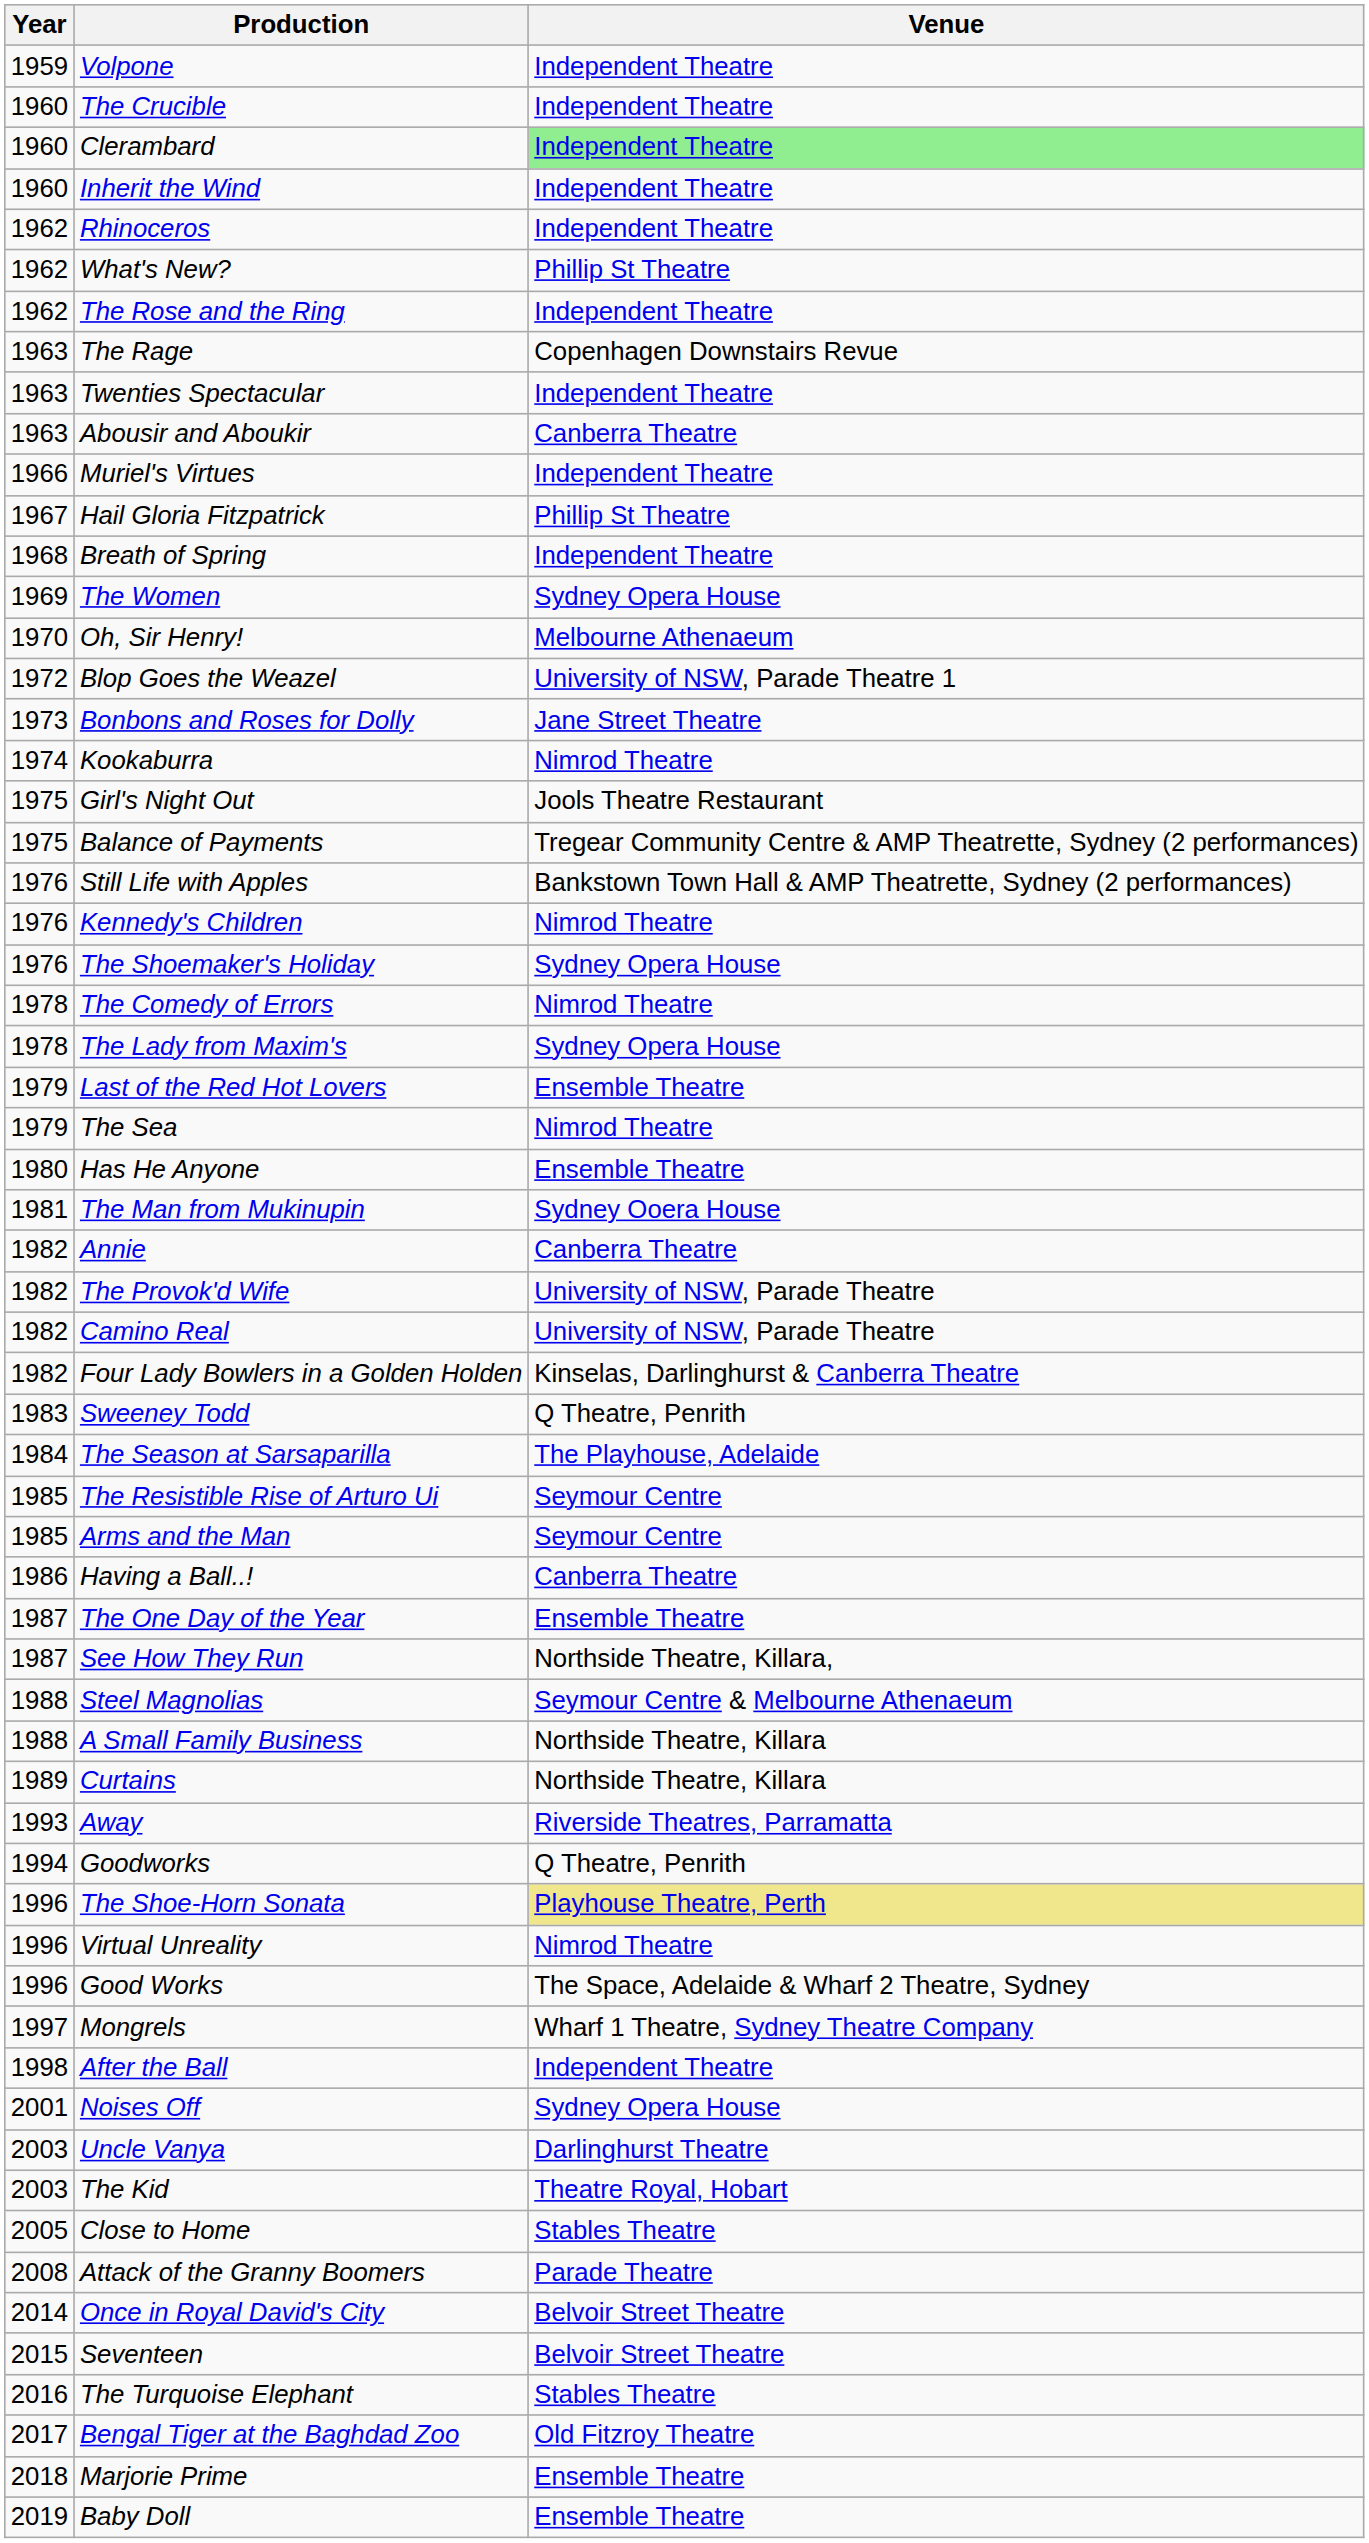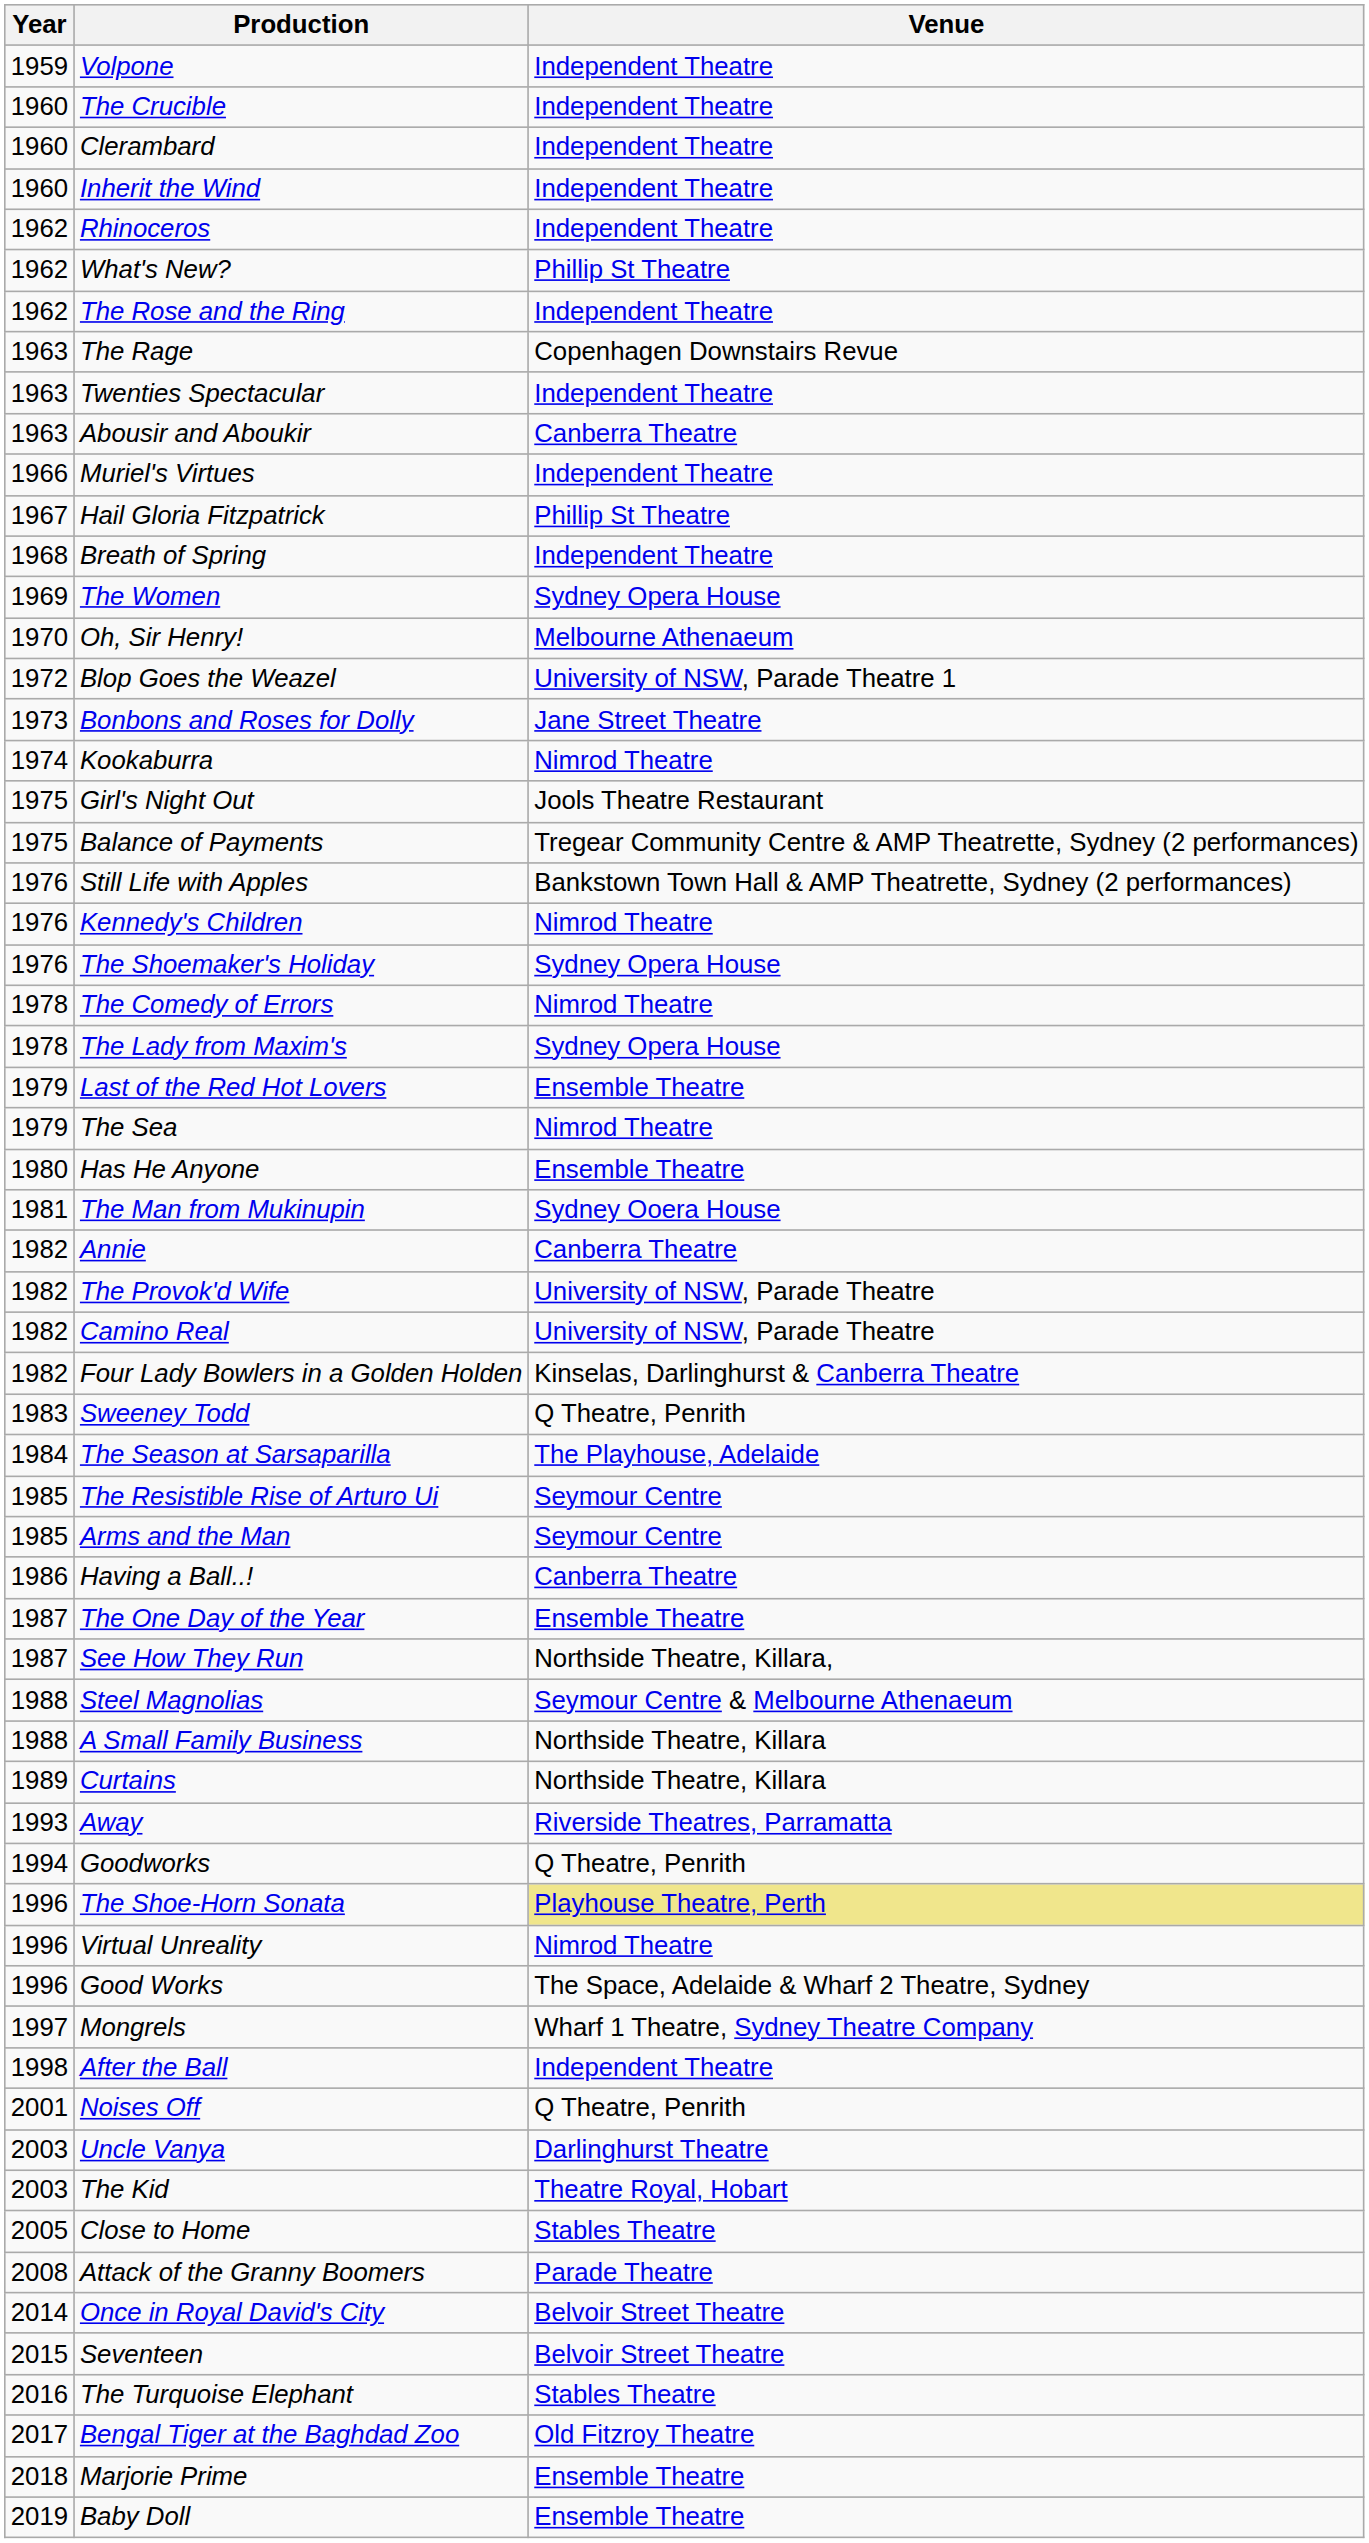(654, 147) lightgreen background -> (654, 147) no background
(657, 2108) Sydney Opera House -> (640, 2108) Q Theatre, Penrith
